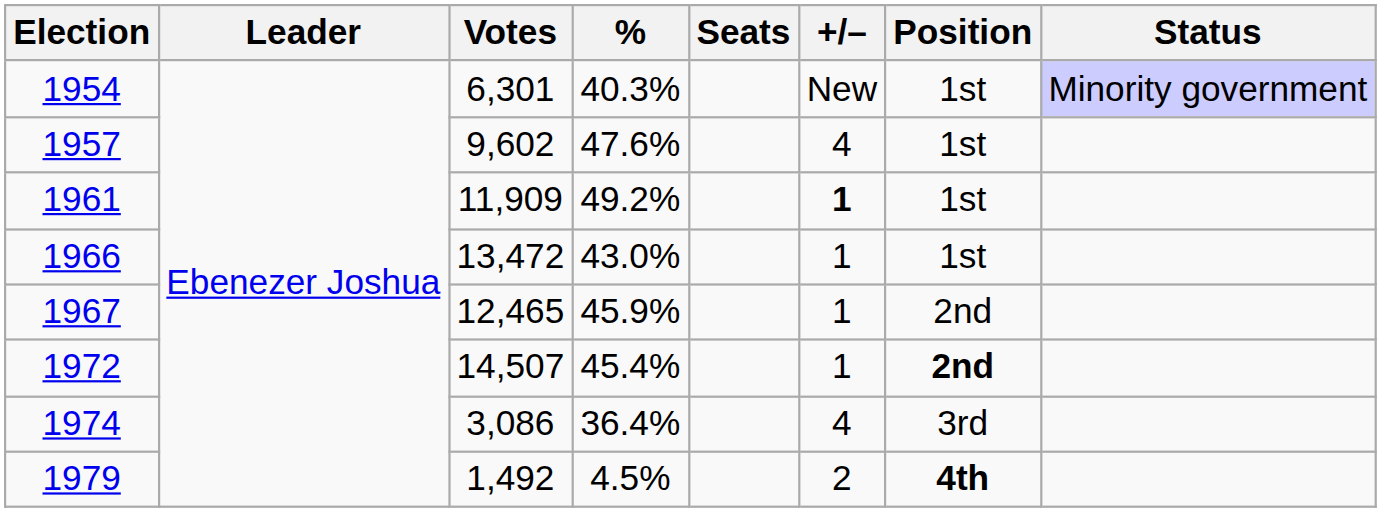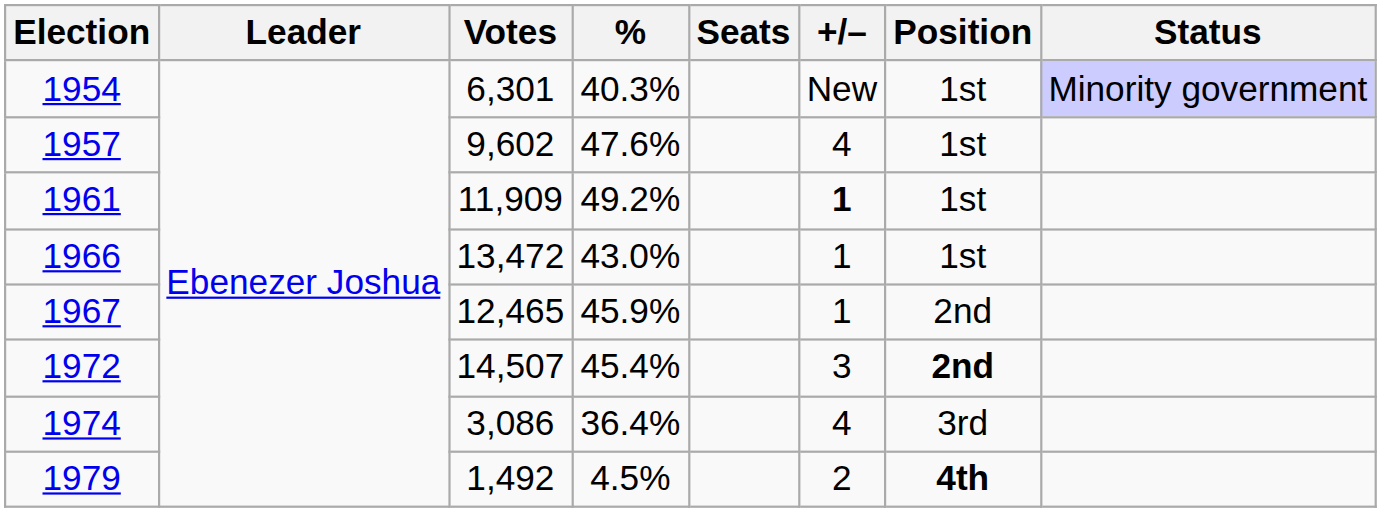(842, 367) 1 -> (842, 367) 3
